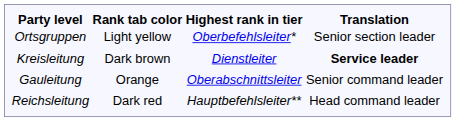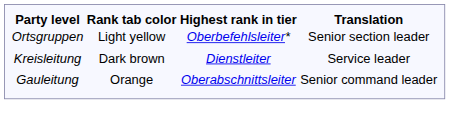(375, 58) bold -> (369, 58) normal
- row: (50, 100)
